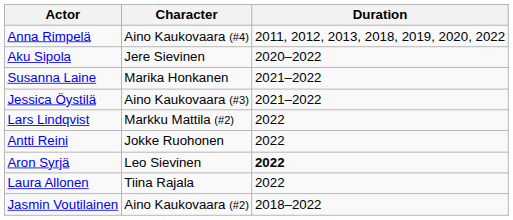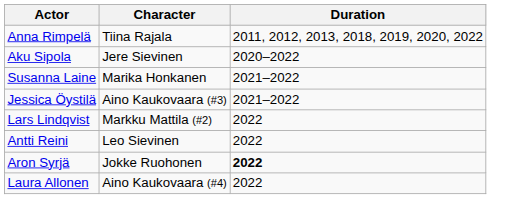(187, 36) Aino Kaukovaara (#4) -> (137, 36) Tiina Rajala
(174, 141) Jokke Ruohonen -> (141, 141) Leo Sievinen
(163, 162) Leo Sievinen -> (152, 162) Jokke Ruohonen
(159, 183) Tiina Rajala -> (164, 183) Aino Kaukovaara (#4)
- row: (63, 204)
